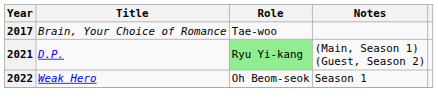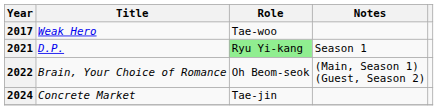(132, 31) Brain, Your Choice of Romance -> (67, 31) Weak Hero
(370, 55) (Main, Season 1) (Guest, Season 2) -> (341, 48) Season 1
(67, 78) Weak Hero -> (132, 72) Brain, Your Choice of Romance
(341, 78) Season 1 -> (370, 72) (Main, Season 1) (Guest, Season 2)
+ row: (20, 96)
